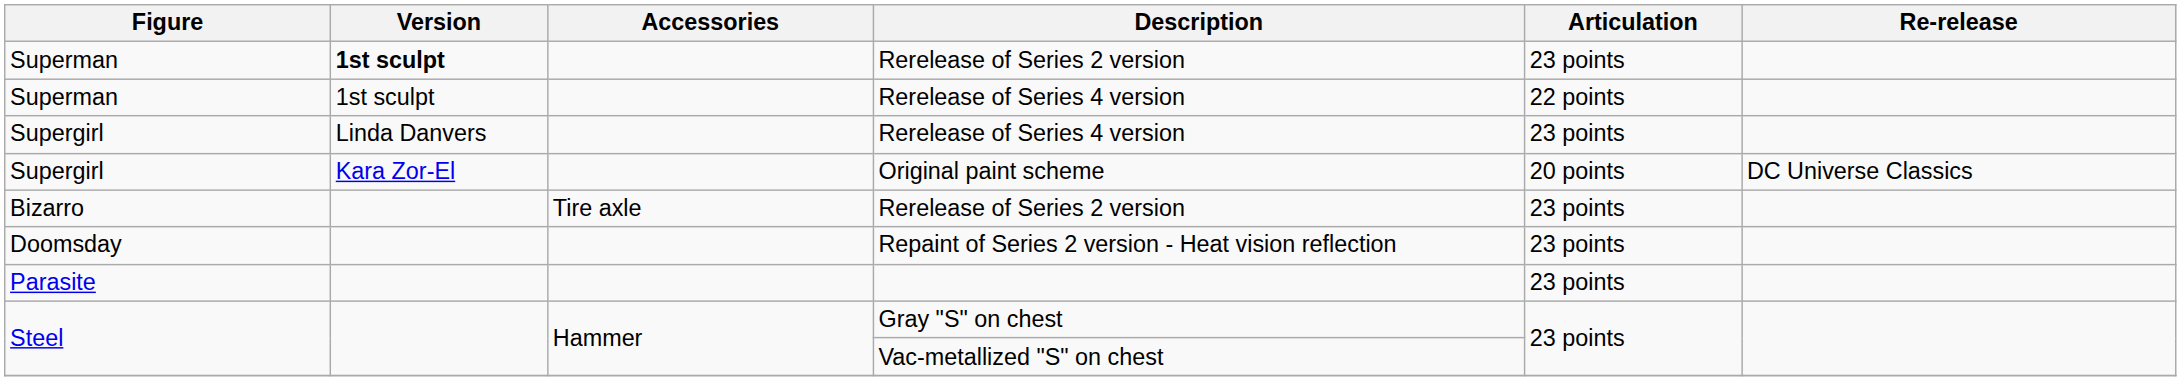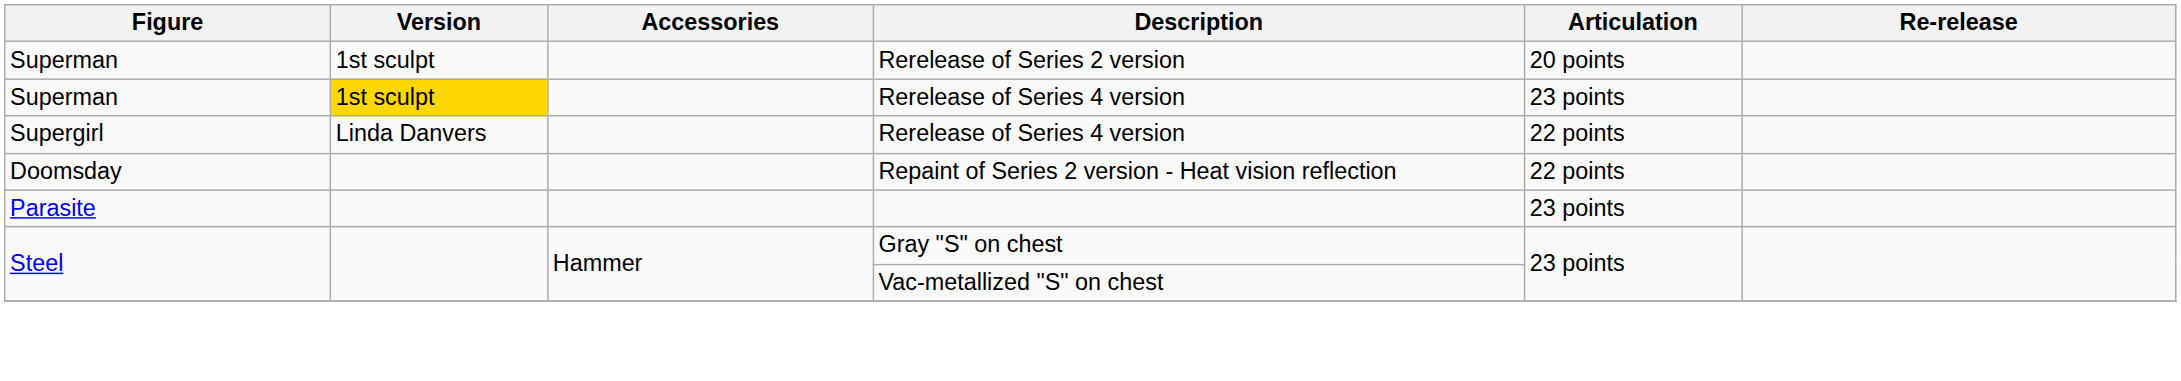(390, 60) bold -> (385, 60) normal
(1577, 60) 23 points -> (1577, 60) 20 points
(385, 97) no background -> (385, 97) gold background
(1577, 97) 22 points -> (1577, 97) 23 points
(1577, 134) 23 points -> (1577, 134) 22 points
- row: (57, 171)
- row: (47, 208)
(1577, 245) 23 points -> (1577, 171) 22 points
